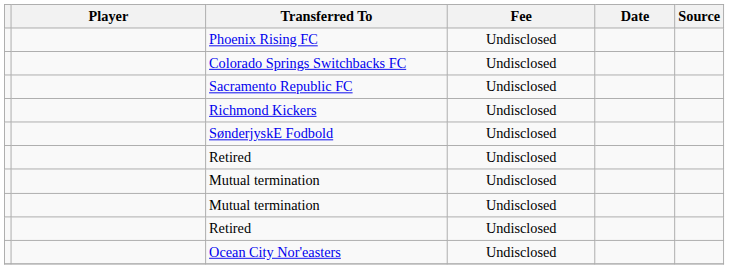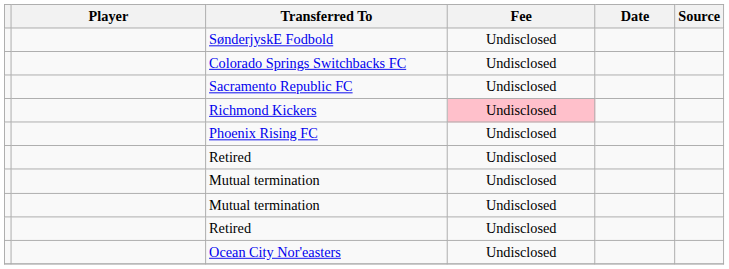rows swapped: (8, 40) <-> (8, 134)
(521, 110) no background -> (521, 110) pink background
